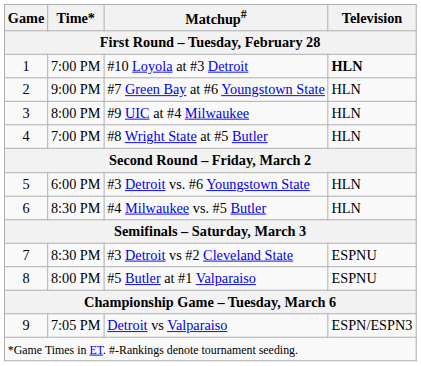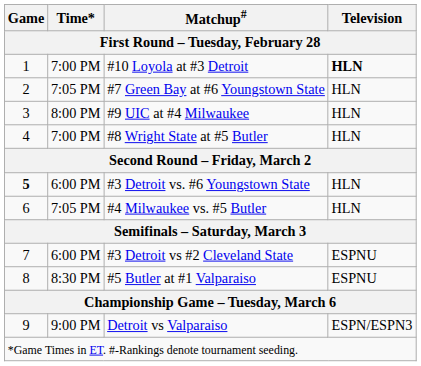(76, 90) 9:00 PM -> (76, 90) 7:05 PM
(26, 184) normal -> (26, 184) bold
(76, 207) 8:30 PM -> (76, 207) 7:05 PM
(76, 254) 8:30 PM -> (76, 254) 6:00 PM
(76, 278) 8:00 PM -> (76, 278) 8:30 PM
(76, 325) 7:05 PM -> (76, 325) 9:00 PM
